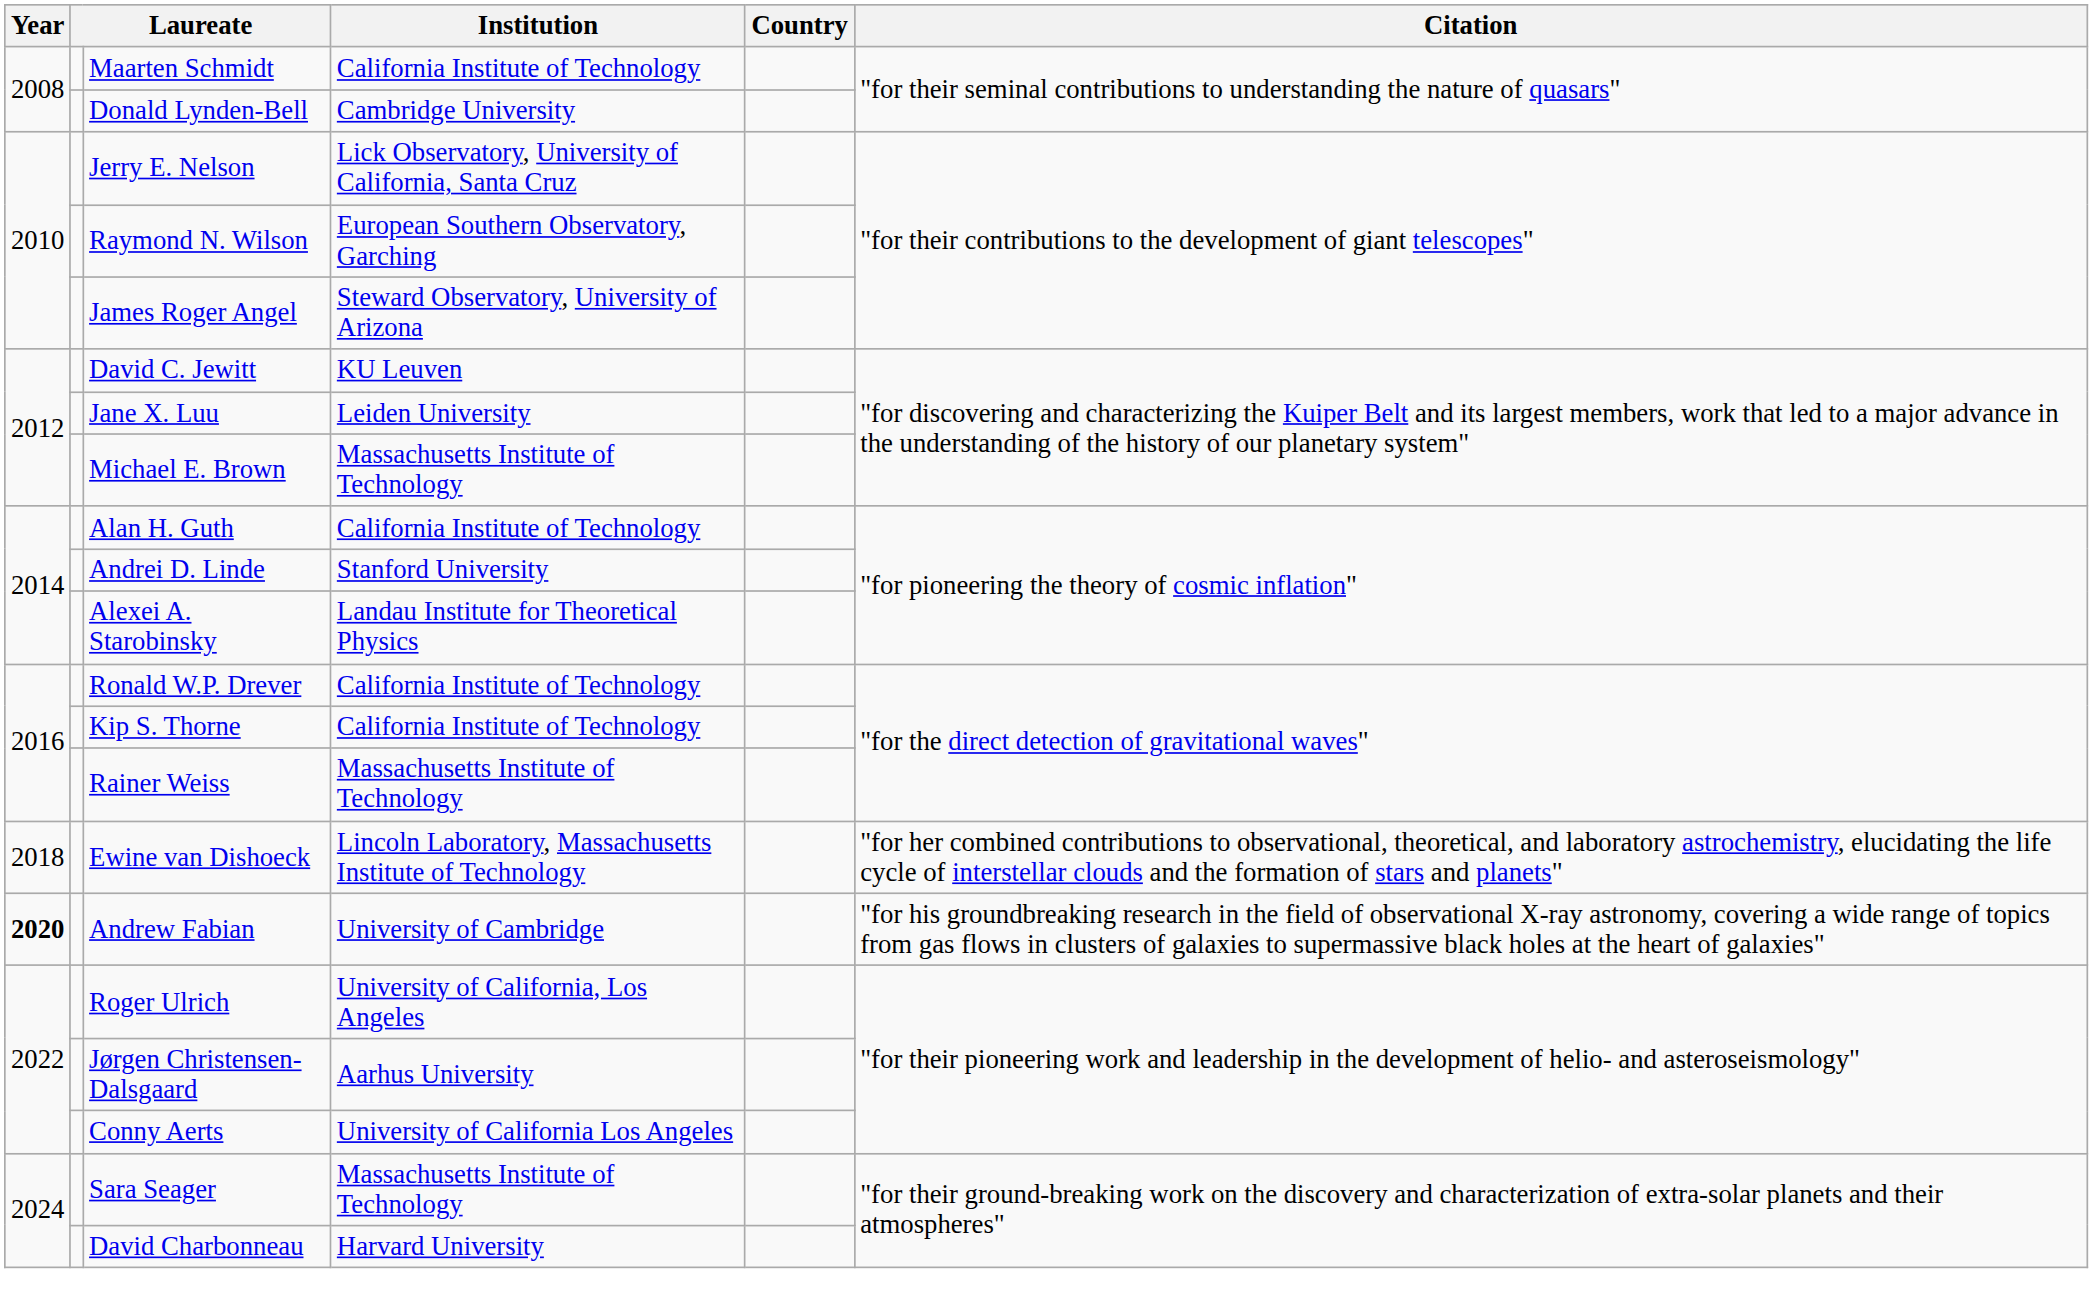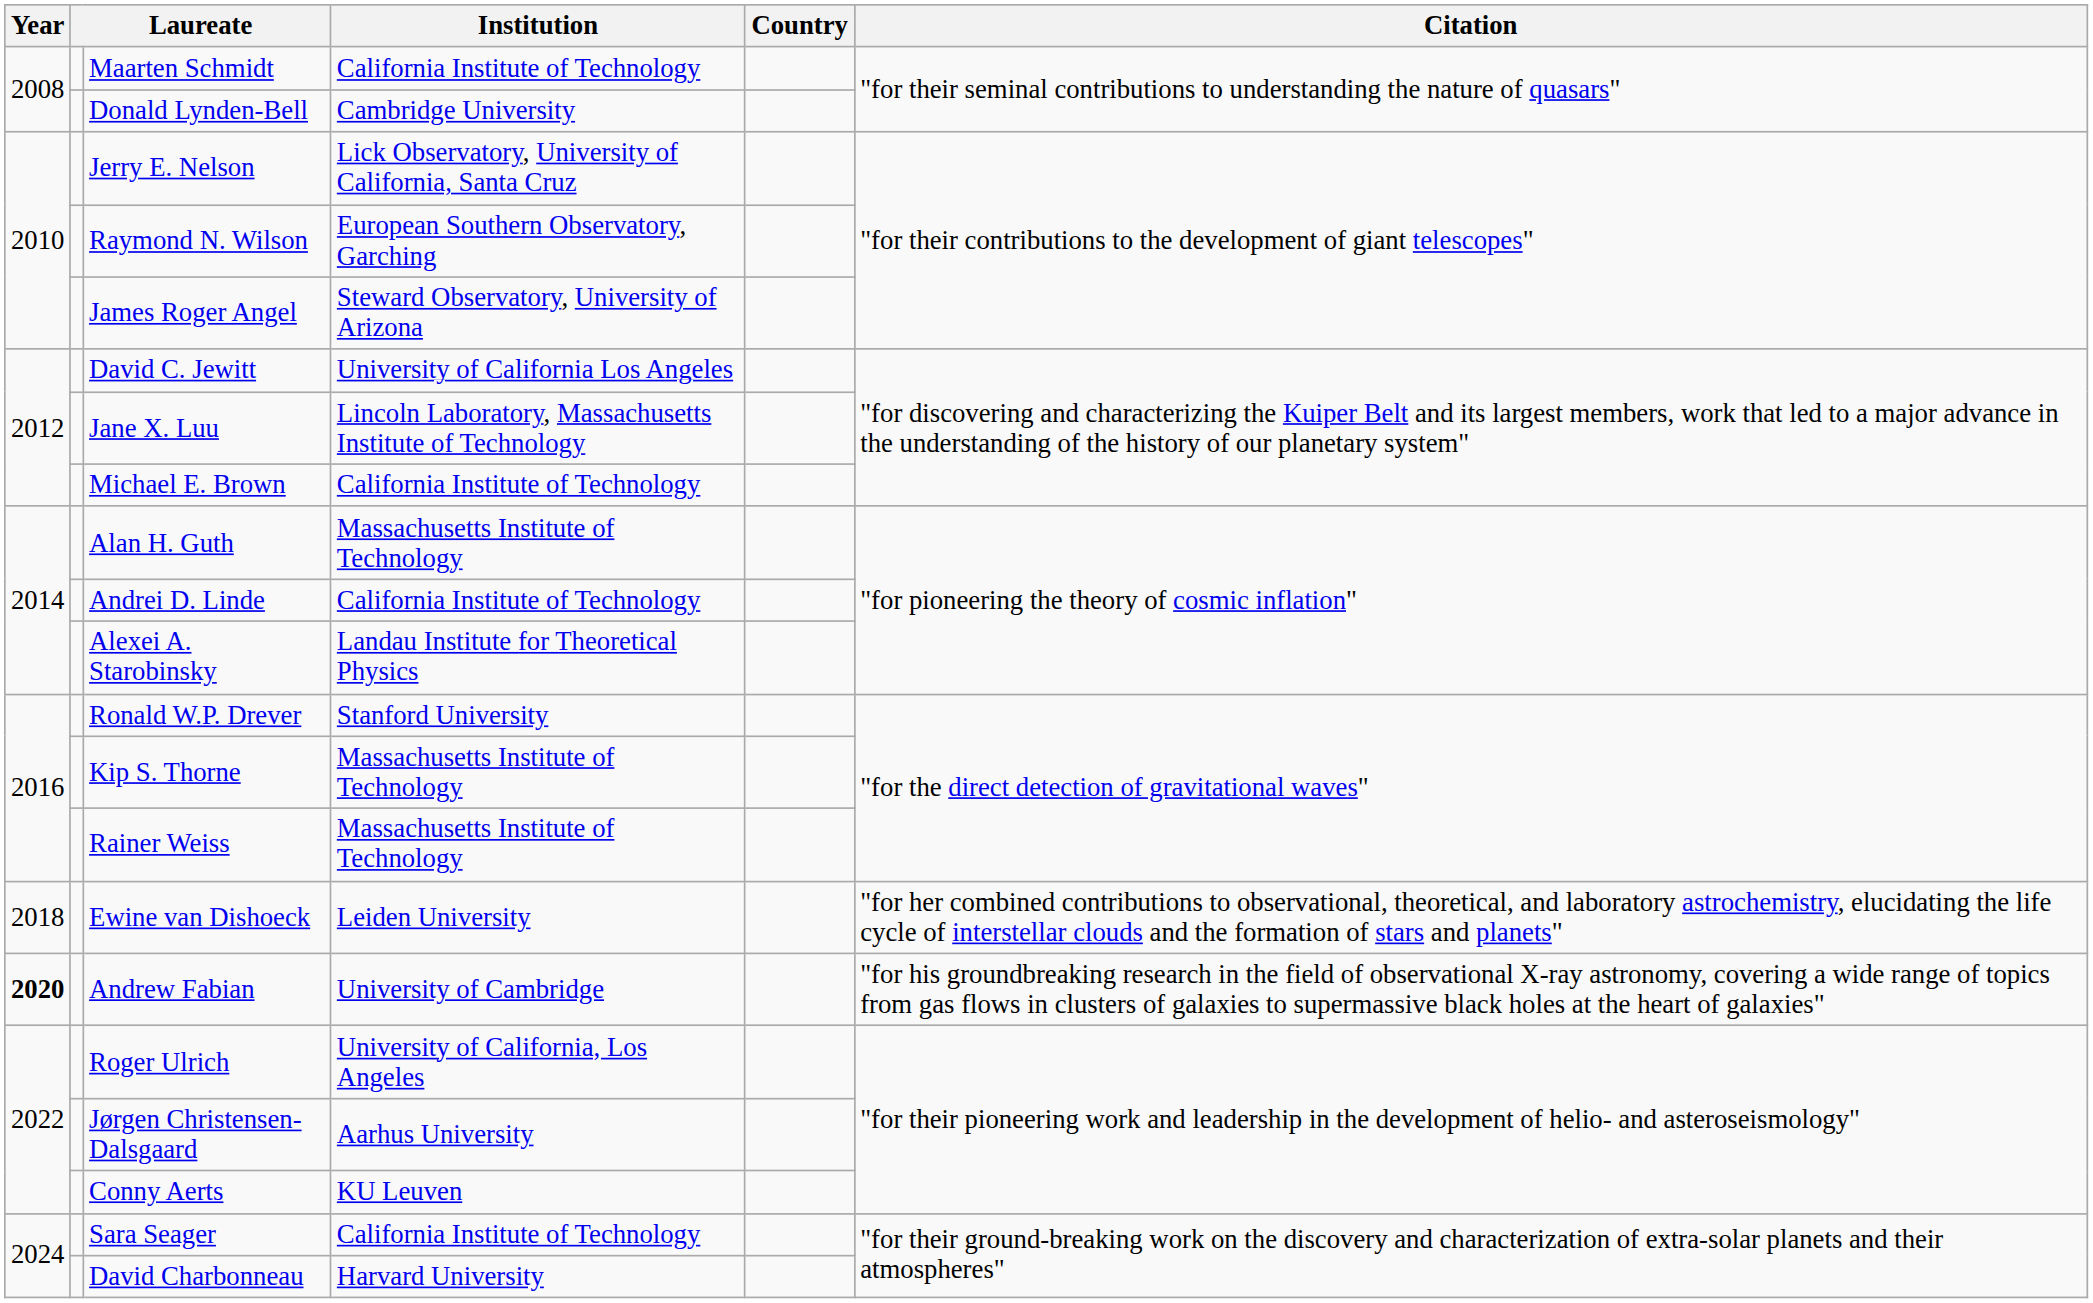(400, 370) KU Leuven -> (535, 370) University of California Los Angeles
(434, 412) Leiden University -> (524, 427) Lincoln Laboratory, Massachusetts Institute of Technology
(476, 469) Massachusetts Institute of Technology -> (519, 484) California Institute of Technology
(519, 527) California Institute of Technology -> (476, 542) Massachusetts Institute of Technology
(443, 569) Stanford University -> (519, 599) California Institute of Technology
(519, 684) California Institute of Technology -> (443, 714) Stanford University
(519, 726) California Institute of Technology -> (476, 771) Massachusetts Institute of Technology
(524, 856) Lincoln Laboratory, Massachusetts Institute of Technology -> (434, 916) Leiden University
(535, 1131) University of California Los Angeles -> (400, 1191) KU Leuven
(476, 1188) Massachusetts Institute of Technology -> (519, 1233) California Institute of Technology
